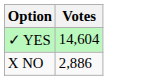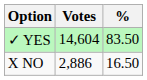+ column: (123, 16)
